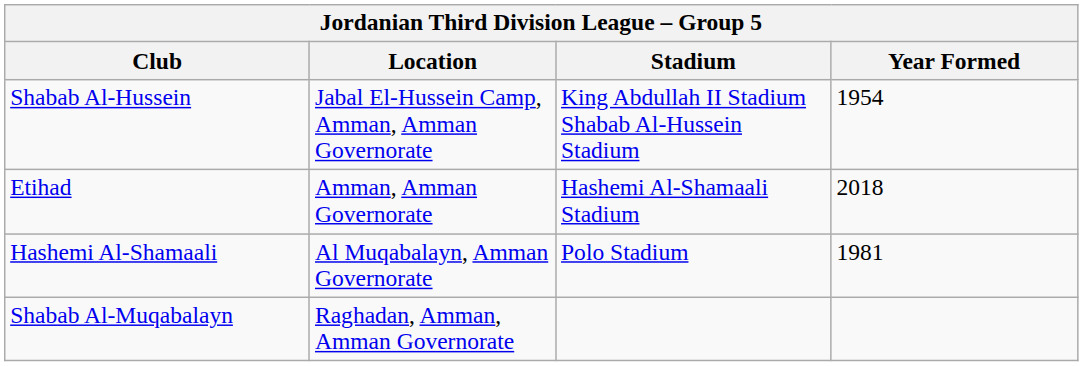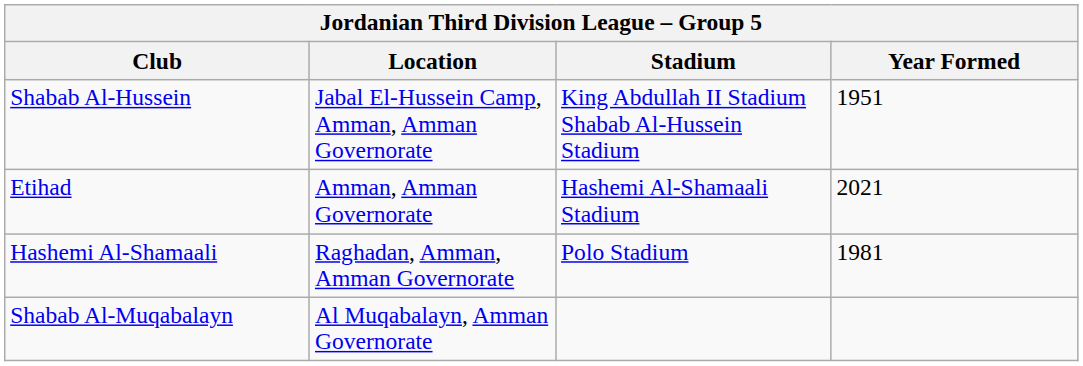(860, 97) 1954 -> (860, 97) 1951
(860, 187) 2018 -> (860, 187) 2021
(432, 264) Al Muqabalayn, Amman Governorate -> (415, 264) Raghadan, Amman, Amman Governorate
(415, 328) Raghadan, Amman, Amman Governorate -> (432, 328) Al Muqabalayn, Amman Governorate
